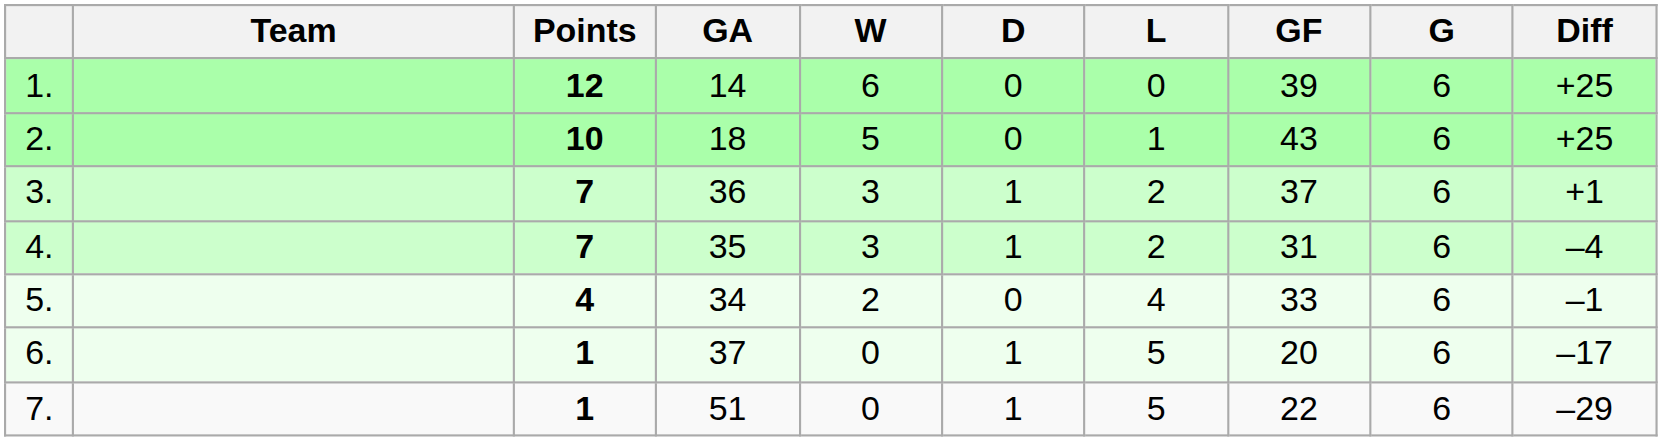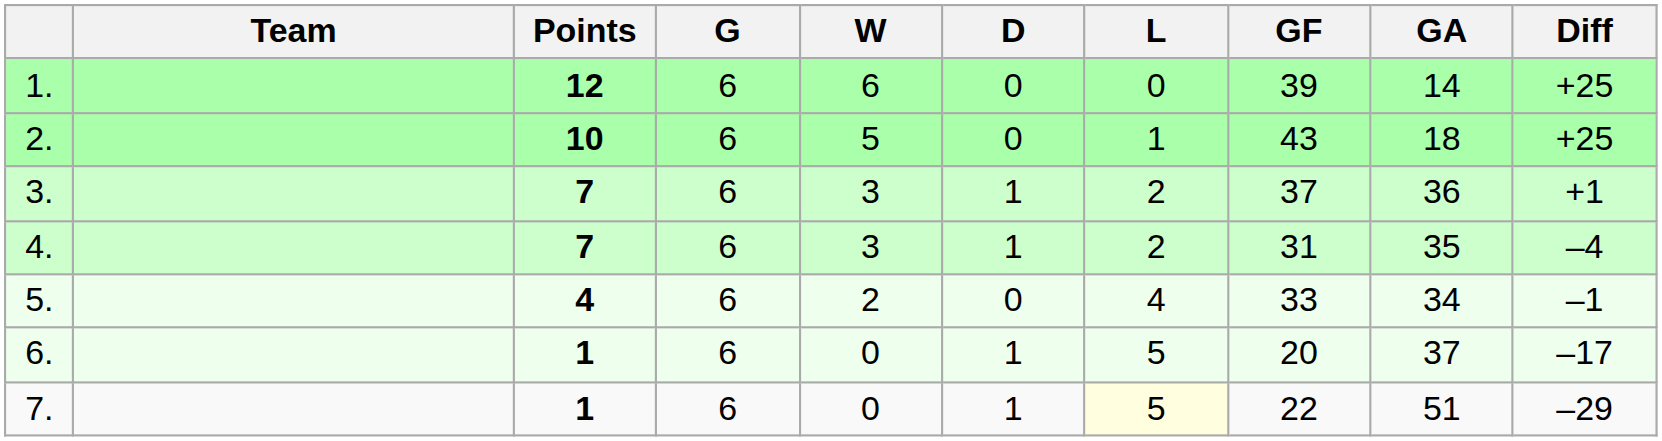columns swapped: (1442, 31) <-> (728, 31)
(1156, 407) no background -> (1156, 407) lightyellow background
